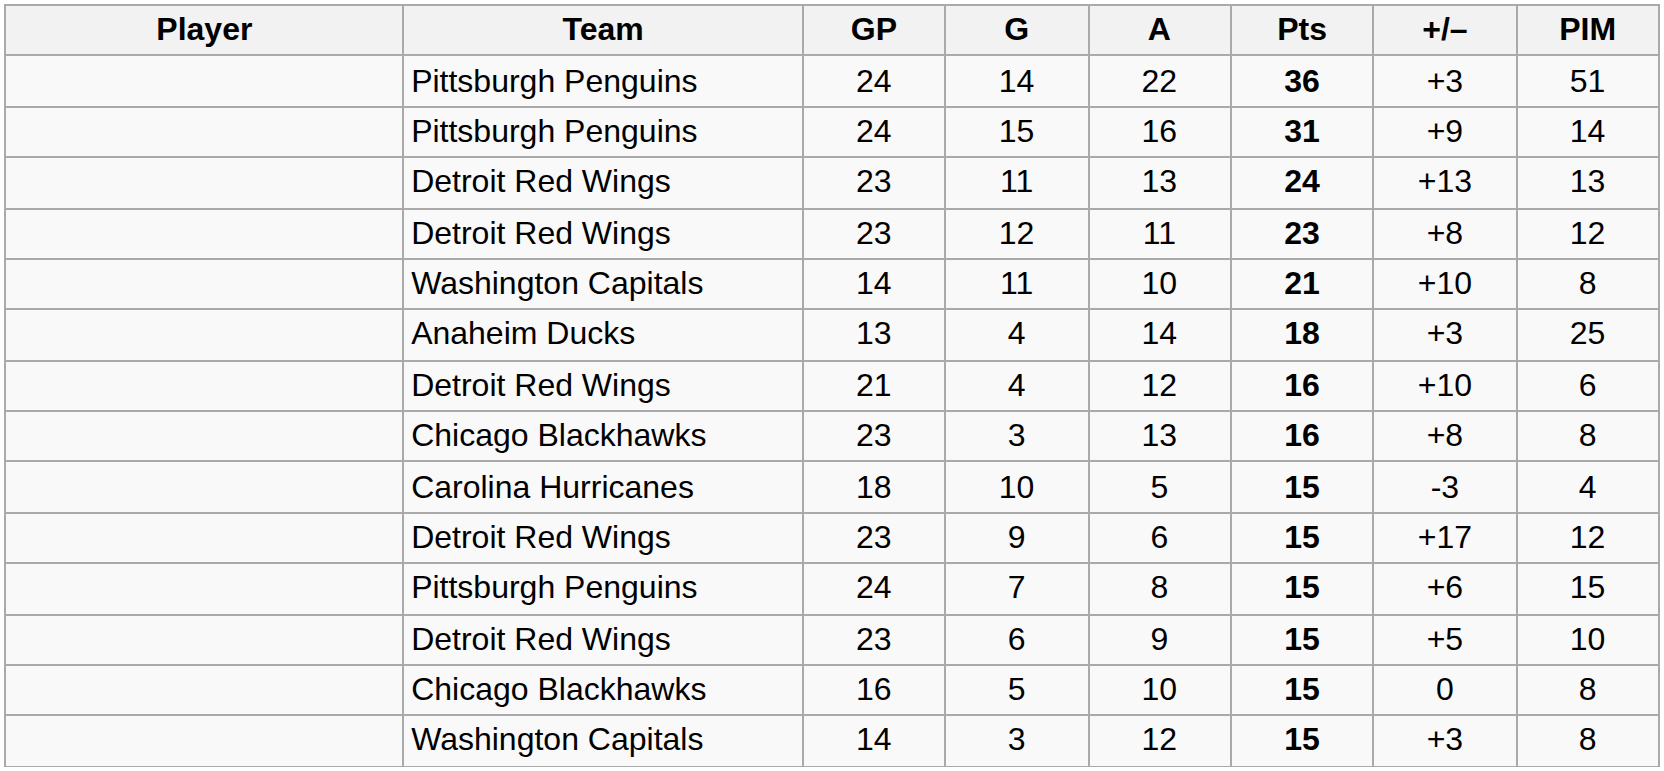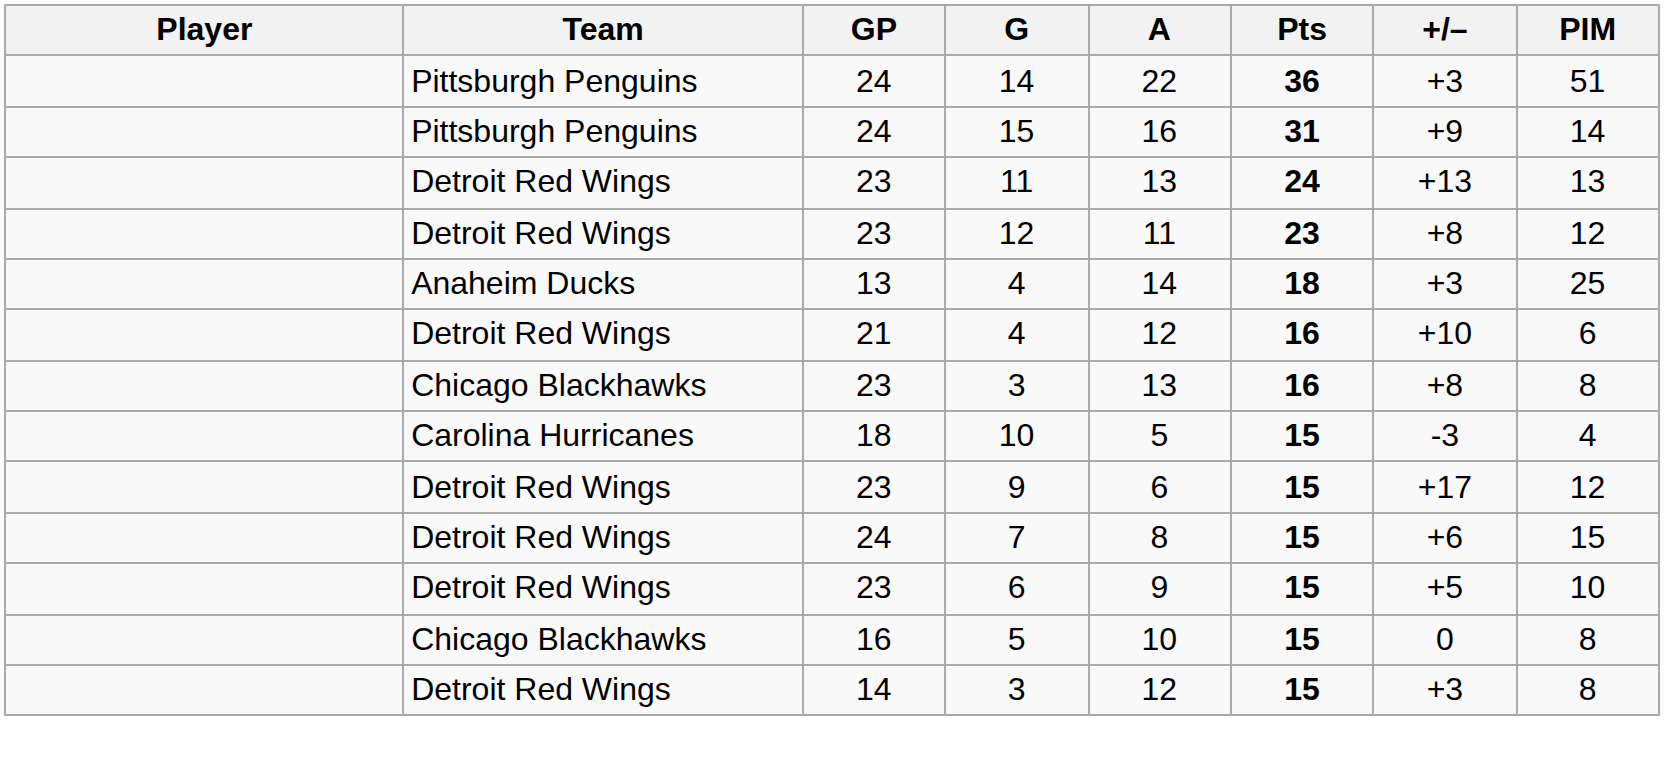- row: (874, 283)
(554, 588) Pittsburgh Penguins -> (541, 537) Detroit Red Wings
(557, 740) Washington Capitals -> (541, 689) Detroit Red Wings
